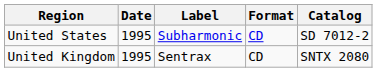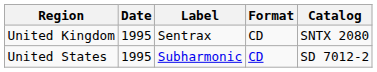rows swapped: (57, 36) <-> (61, 56)
